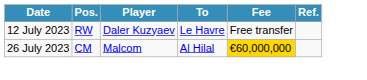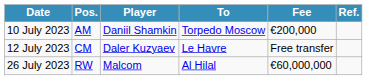+ row: (38, 30)
(84, 30) RW -> (83, 48) CM
(83, 48) CM -> (84, 65) RW
(260, 48) gold background -> (301, 65) no background
